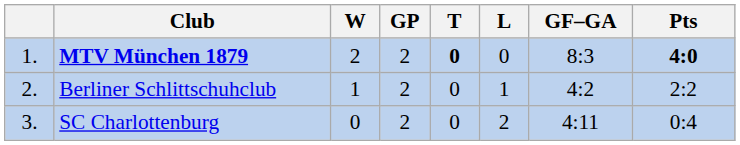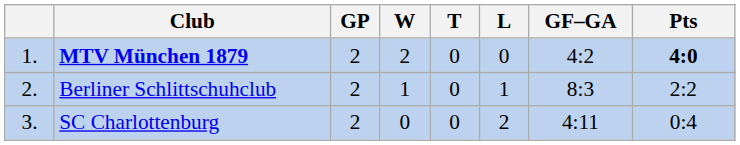columns swapped: (405, 21) <-> (355, 21)
(454, 55) bold -> (454, 55) normal
(580, 55) 8:3 -> (580, 55) 4:2
(580, 88) 4:2 -> (580, 88) 8:3
